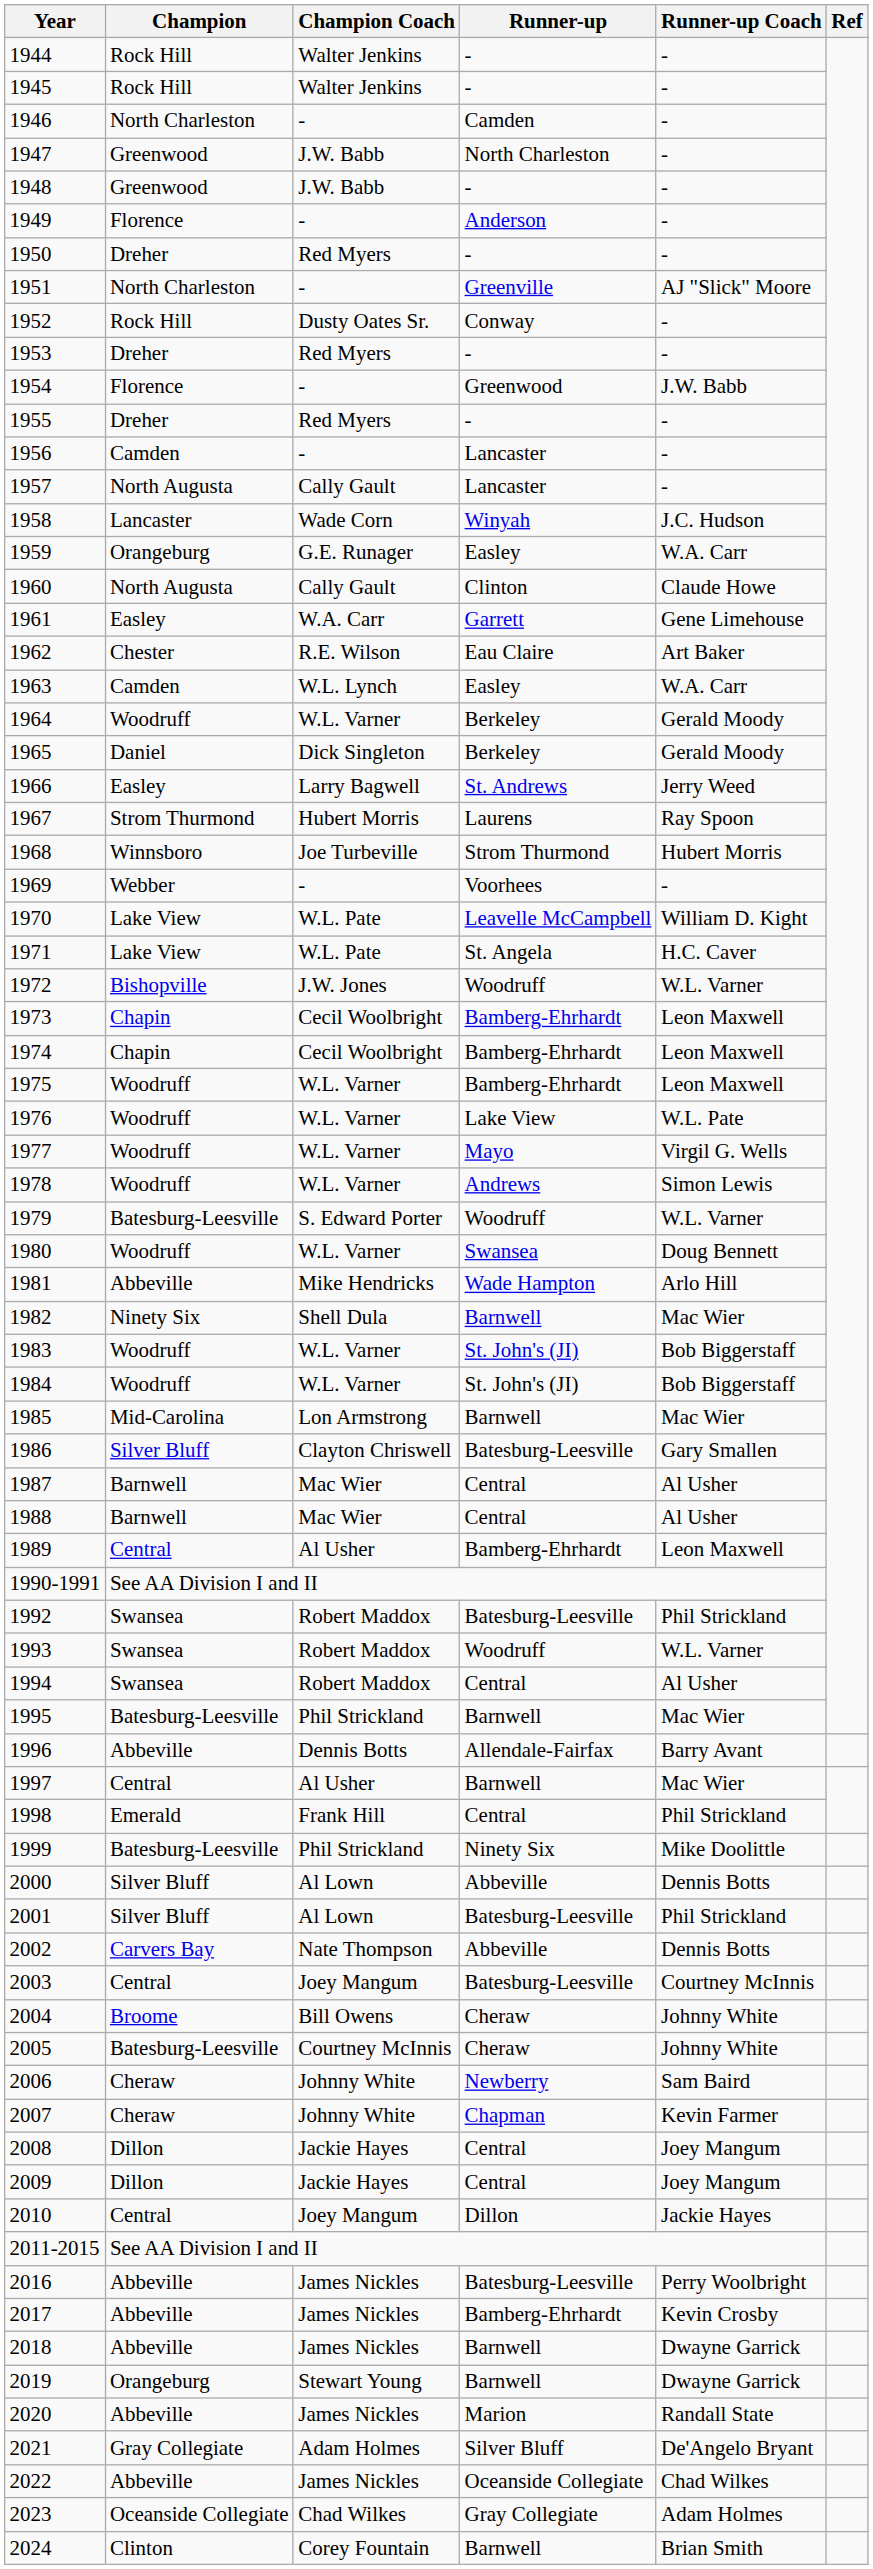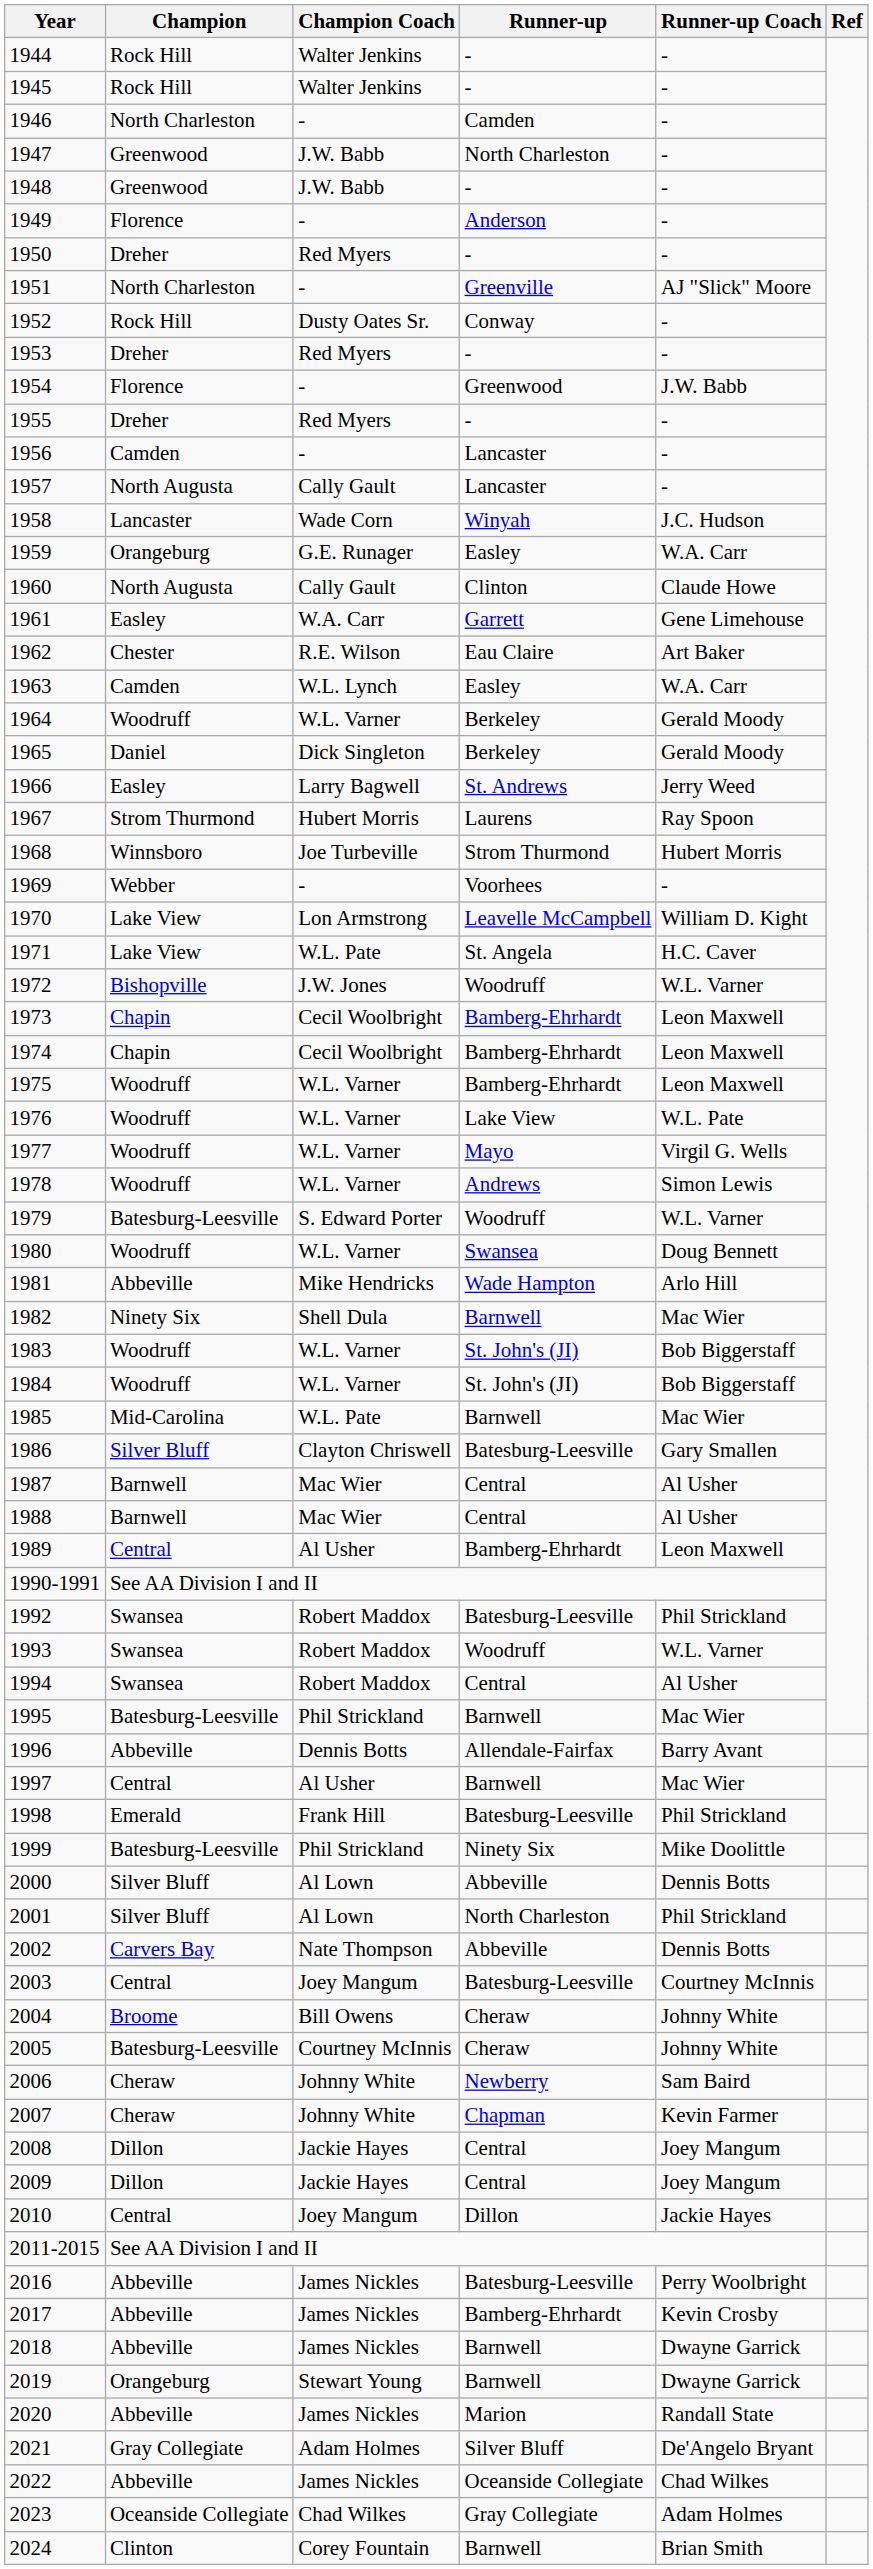(340, 918) W.L. Pate -> (363, 918) Lon Armstrong
(363, 1417) Lon Armstrong -> (340, 1417) W.L. Pate
(495, 1816) Central -> (549, 1816) Batesburg-Leesville
(549, 1915) Batesburg-Leesville -> (537, 1915) North Charleston
